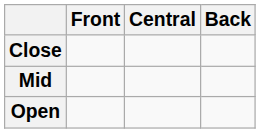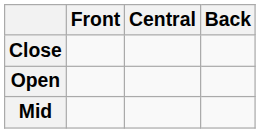rows swapped: (35, 81) <-> (35, 111)
